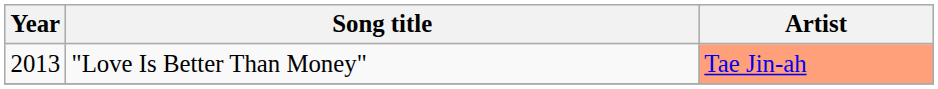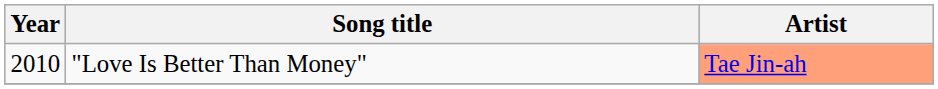(35, 63) 2013 -> (35, 63) 2010
